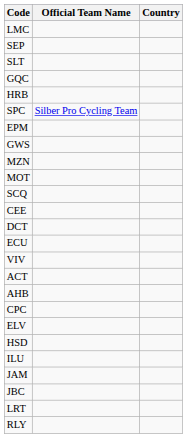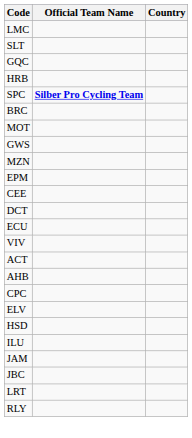- row: (16, 45)
(86, 111) normal -> (89, 95) bold
+ row: (17, 111)
rows swapped: (17, 128) <-> (18, 177)
- row: (17, 194)
